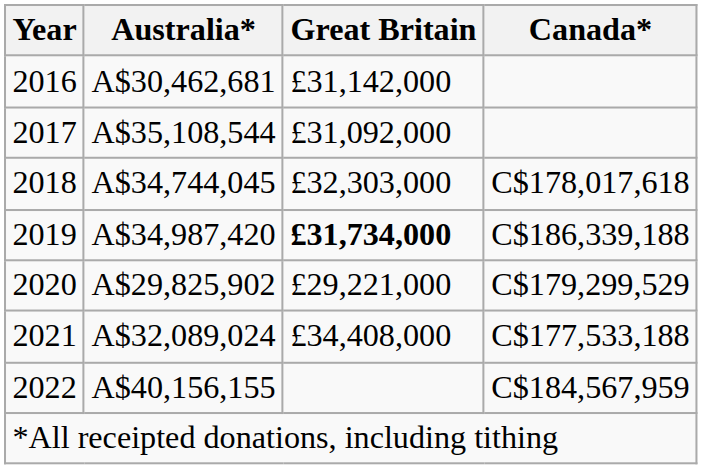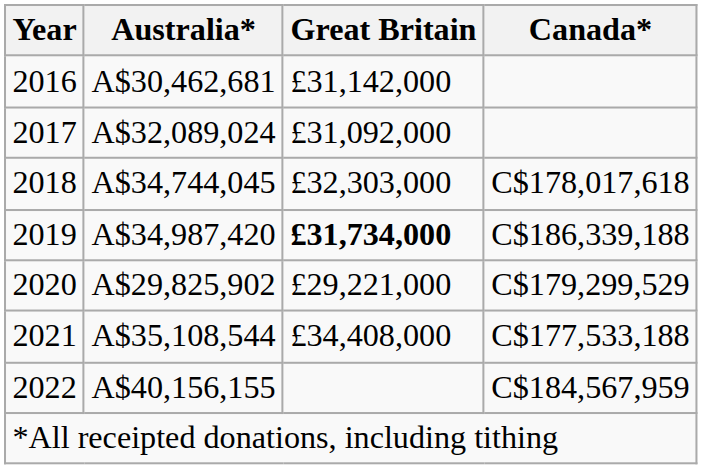(184, 132) A$35,108,544 -> (184, 132) A$32,089,024
(184, 336) A$32,089,024 -> (184, 336) A$35,108,544
